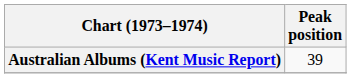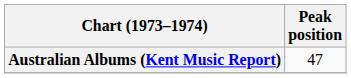(315, 60) 39 -> (315, 60) 47
